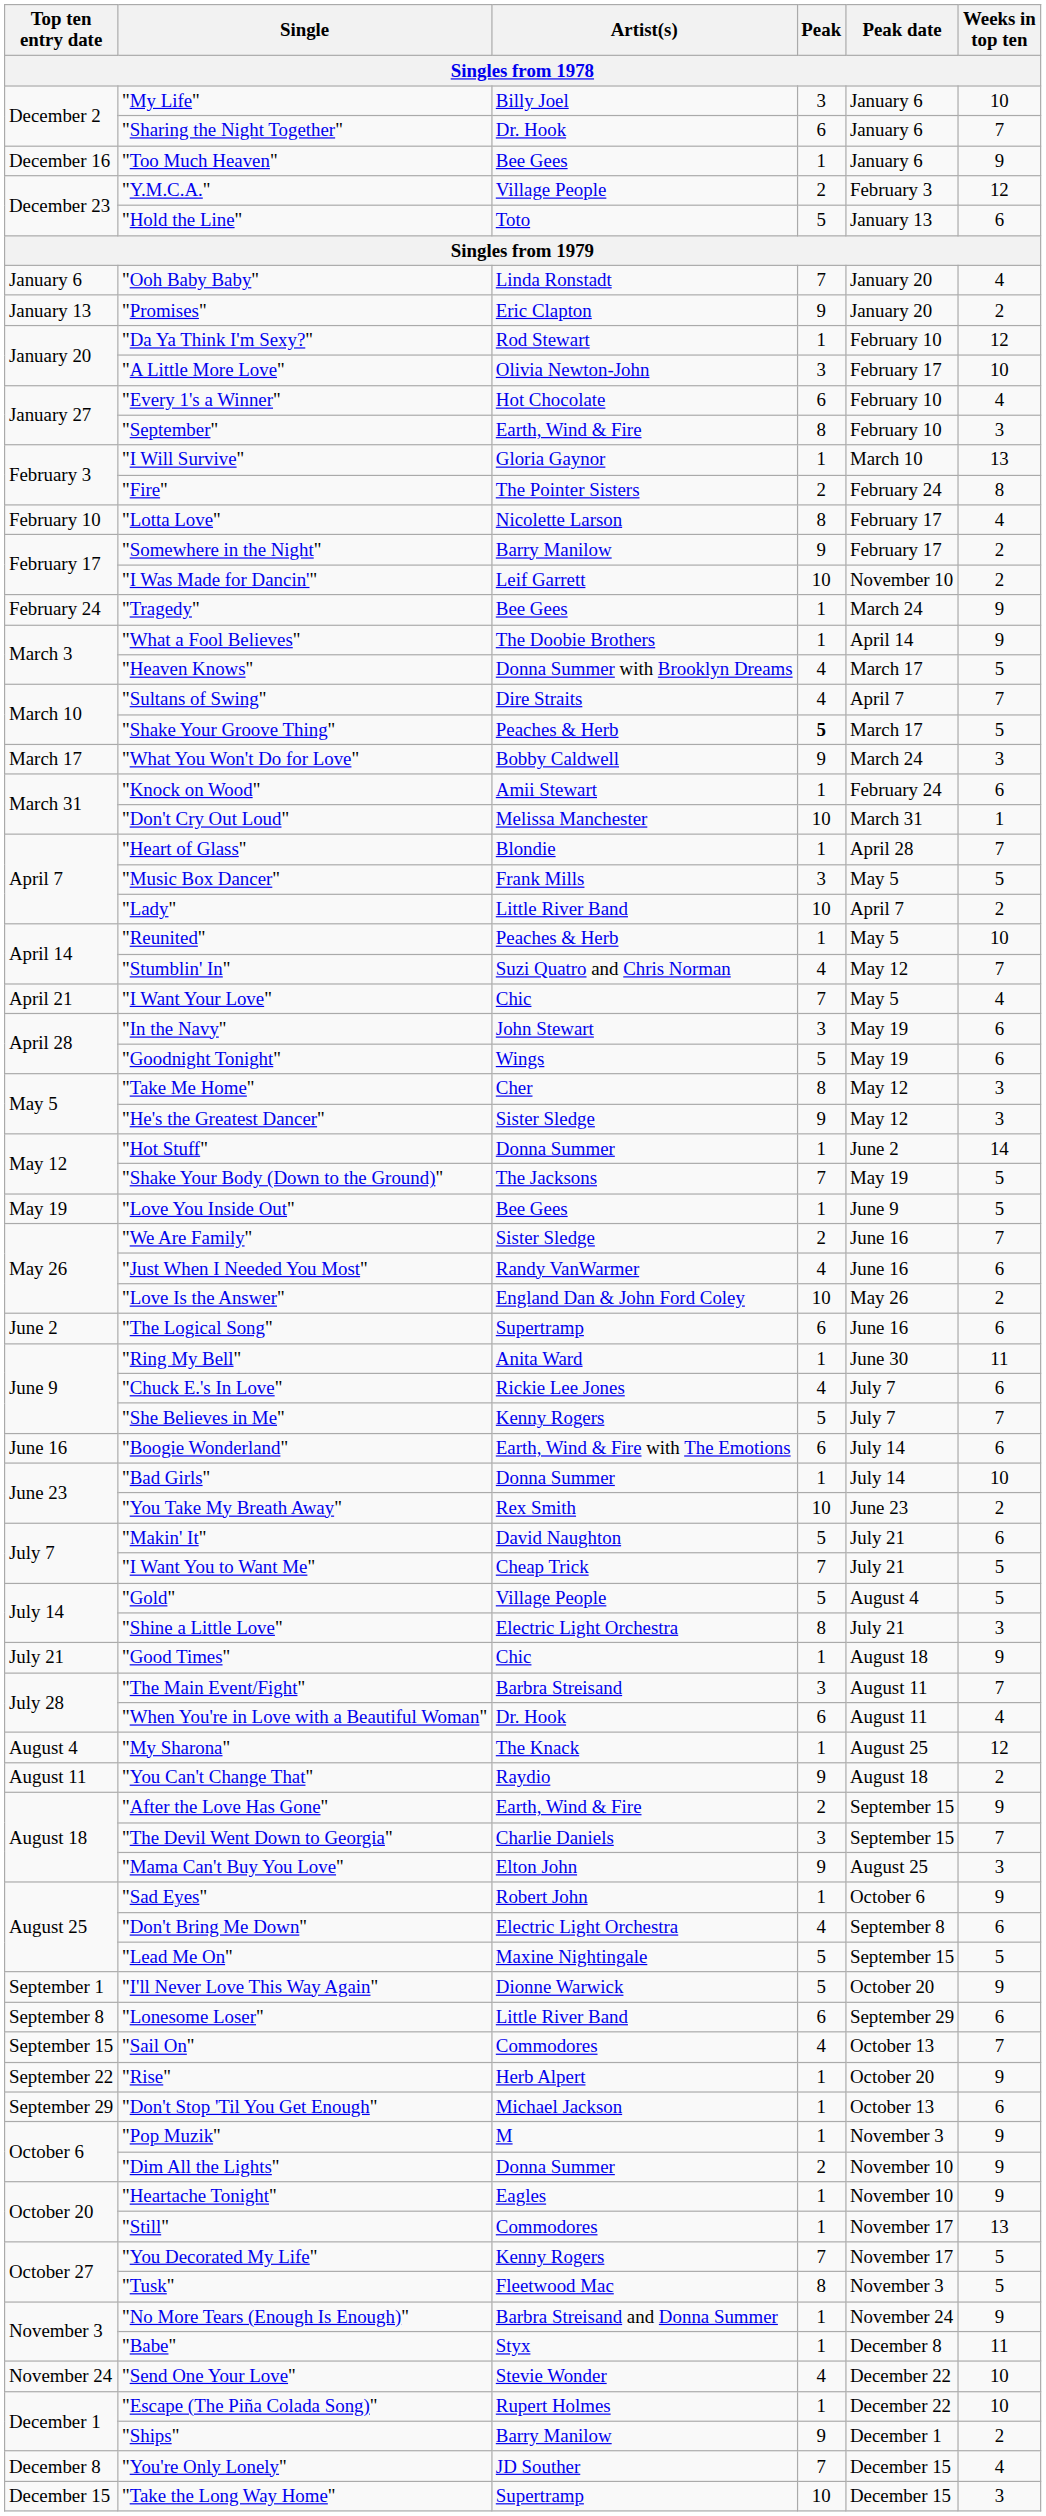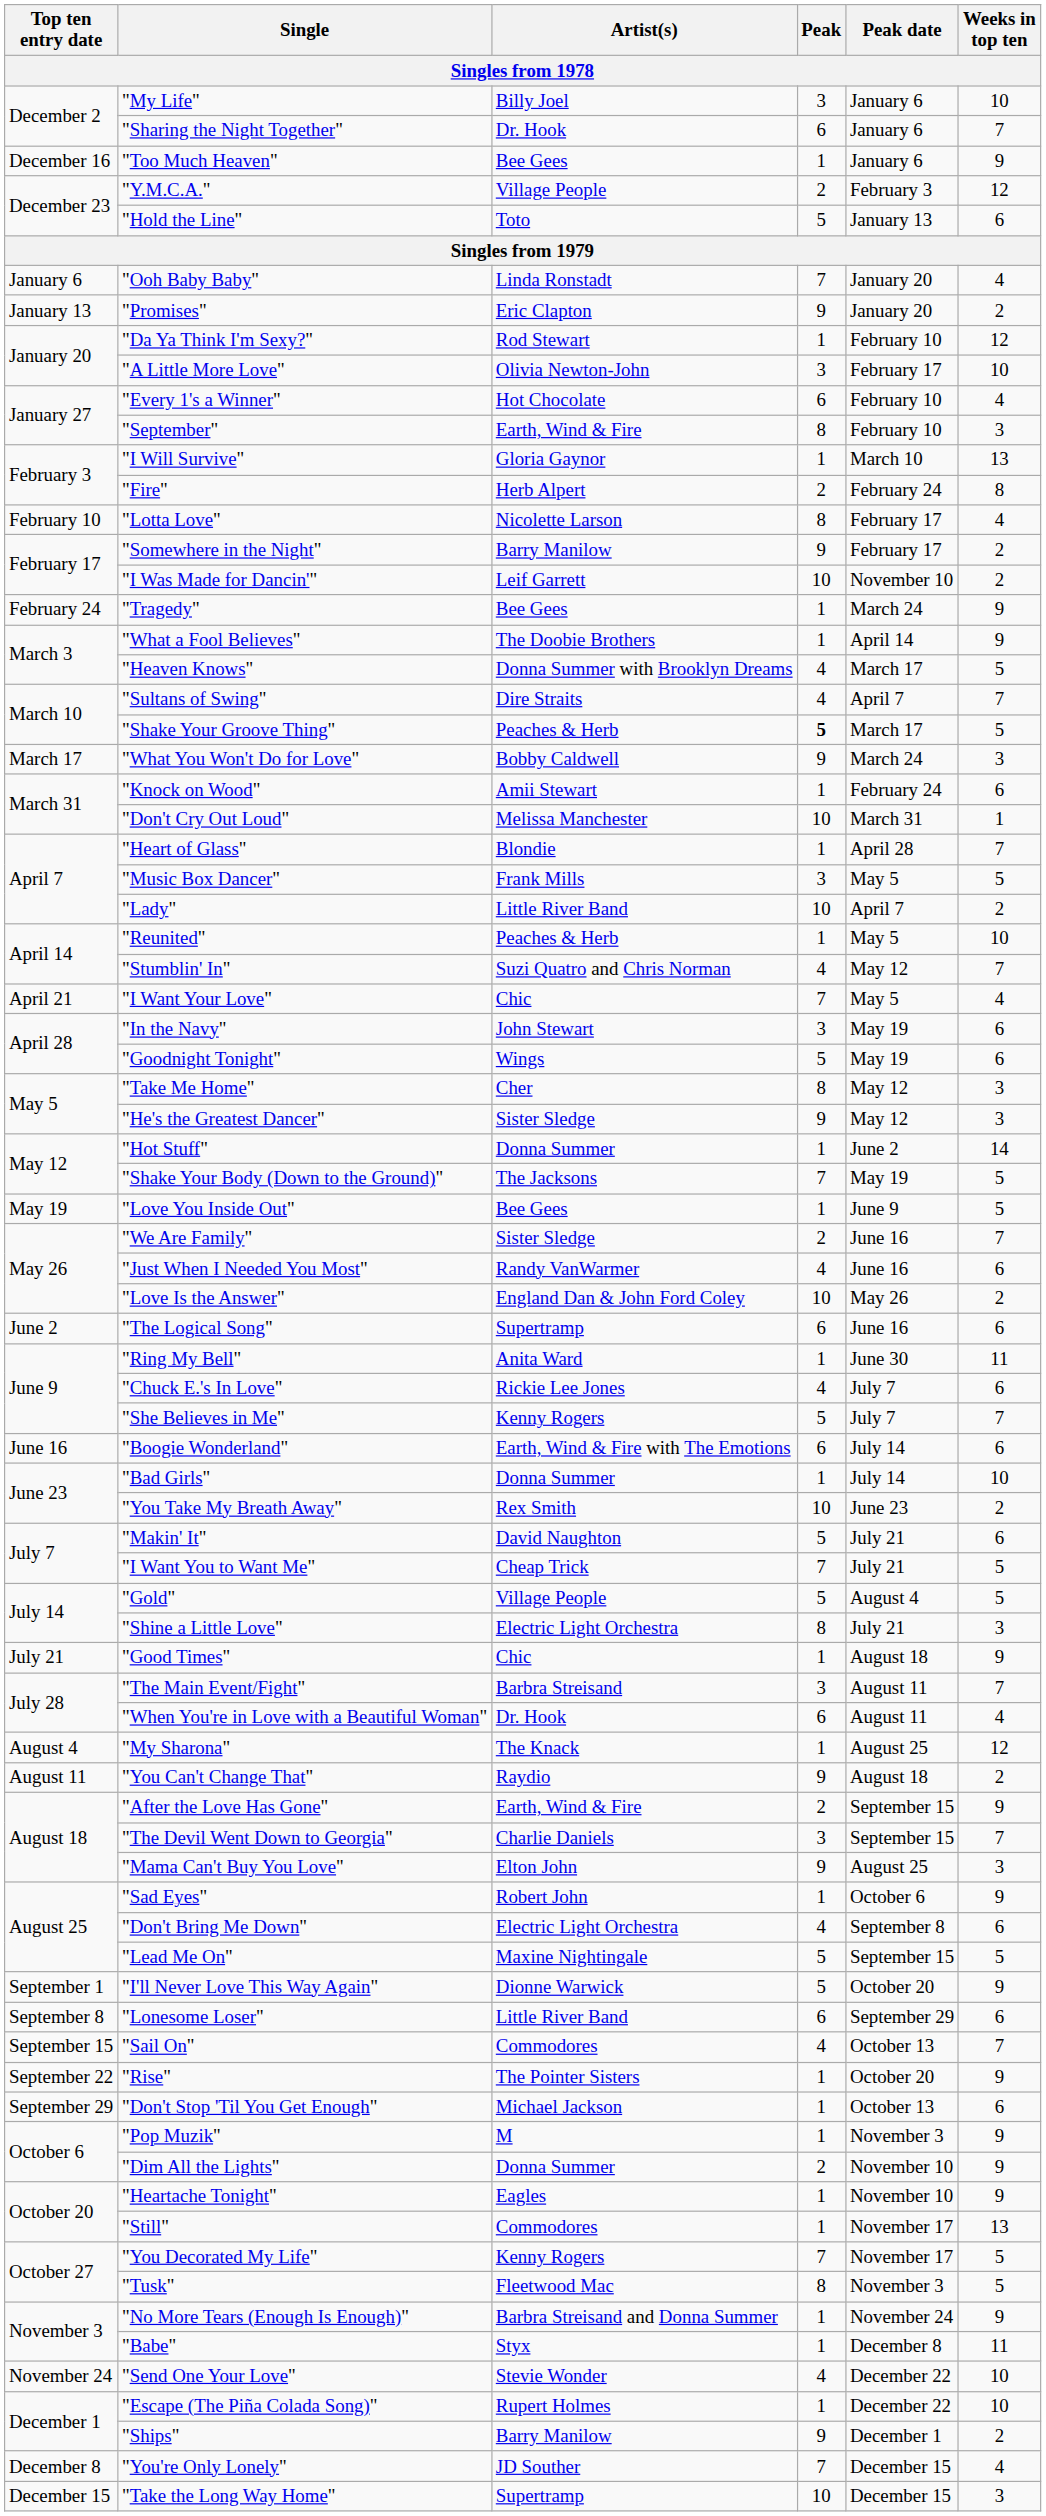(568, 489) The Pointer Sisters -> (541, 489) Herb Alpert
(541, 2076) Herb Alpert -> (568, 2076) The Pointer Sisters
